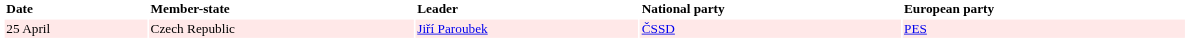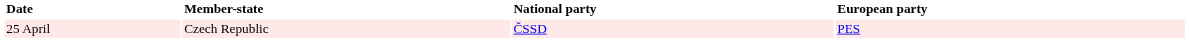- column: (438, 8)
